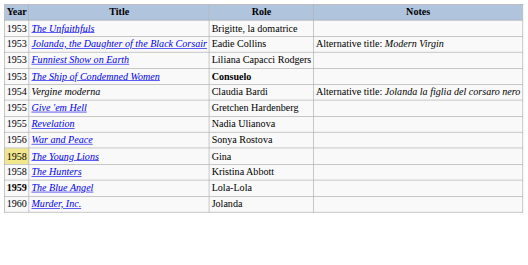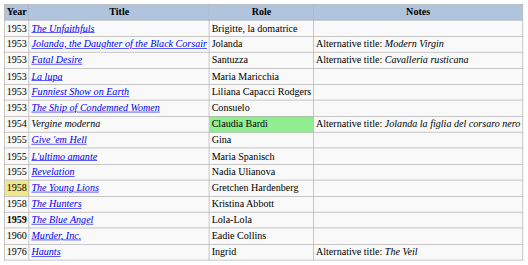(239, 44) Eadie Collins -> (227, 44) Jolanda
+ row: (57, 60)
+ row: (47, 76)
(232, 76) bold -> (231, 108) normal
(240, 92) no background -> (240, 124) lightgreen background
(255, 108) Gretchen Hardenberg -> (221, 140) Gina
+ row: (64, 156)
- row: (62, 140)
(221, 156) Gina -> (255, 188) Gretchen Hardenberg
(227, 204) Jolanda -> (239, 236) Eadie Collins
+ row: (46, 252)
